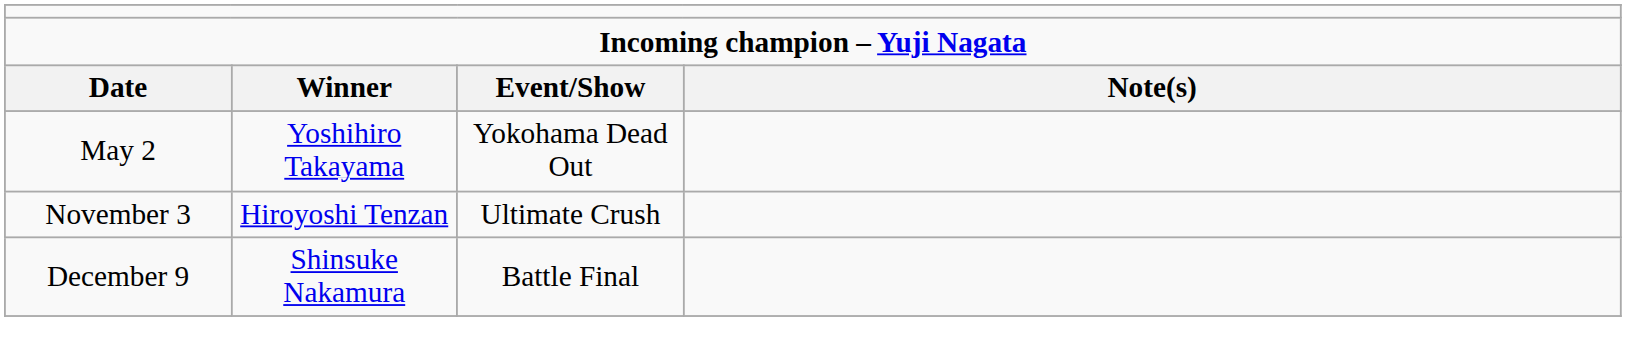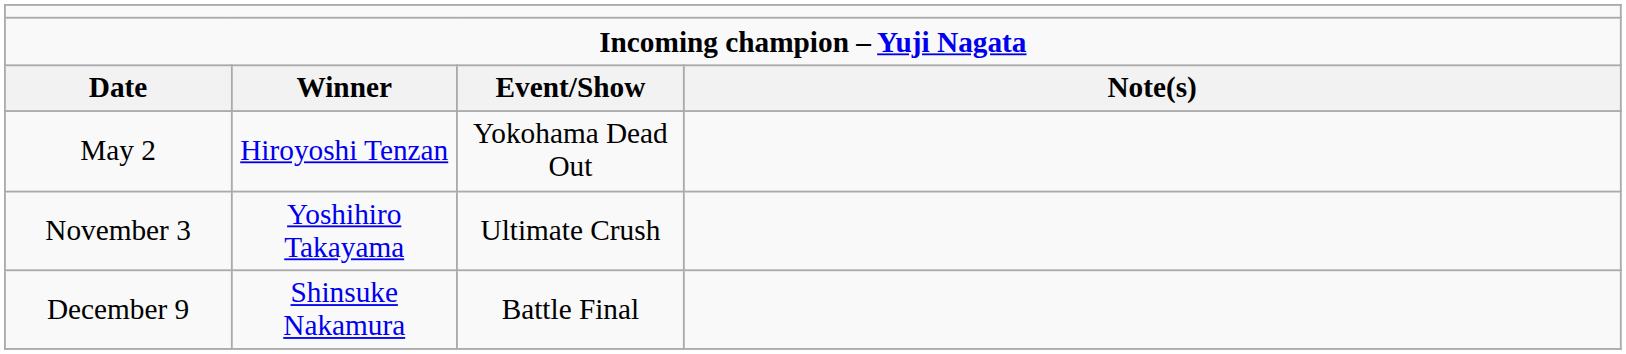(344, 150) Yoshihiro Takayama -> (344, 150) Hiroyoshi Tenzan
(344, 213) Hiroyoshi Tenzan -> (344, 229) Yoshihiro Takayama
